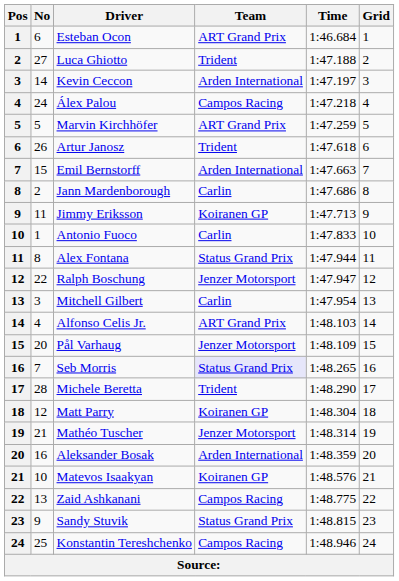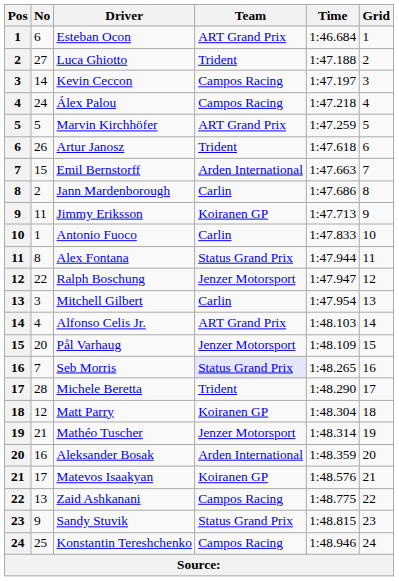(251, 81) Arden International -> (241, 81) Campos Racing
(41, 476) 10 -> (41, 476) 17
